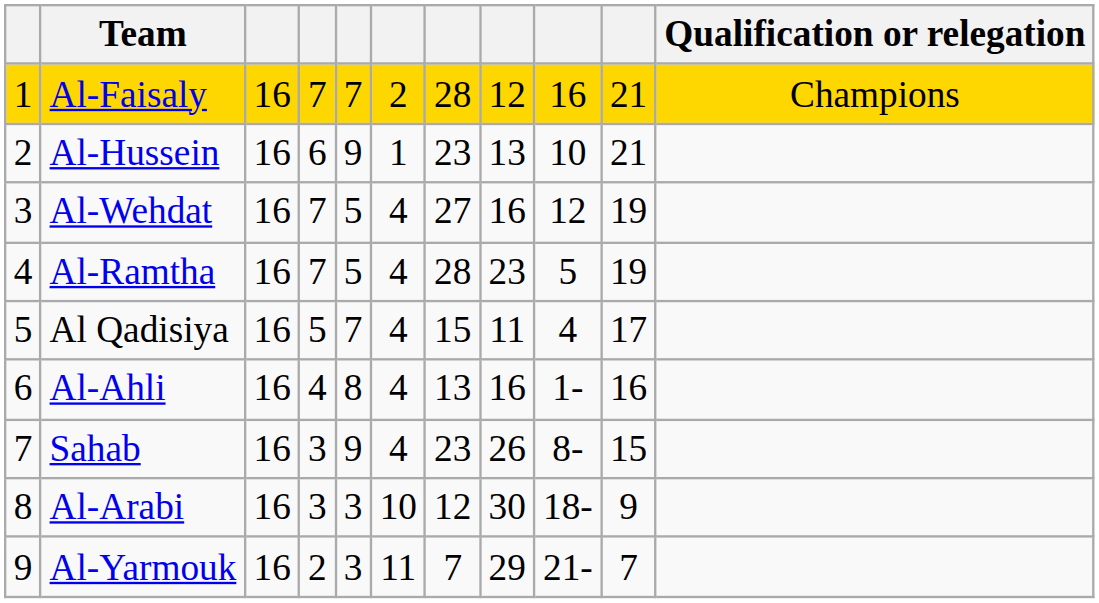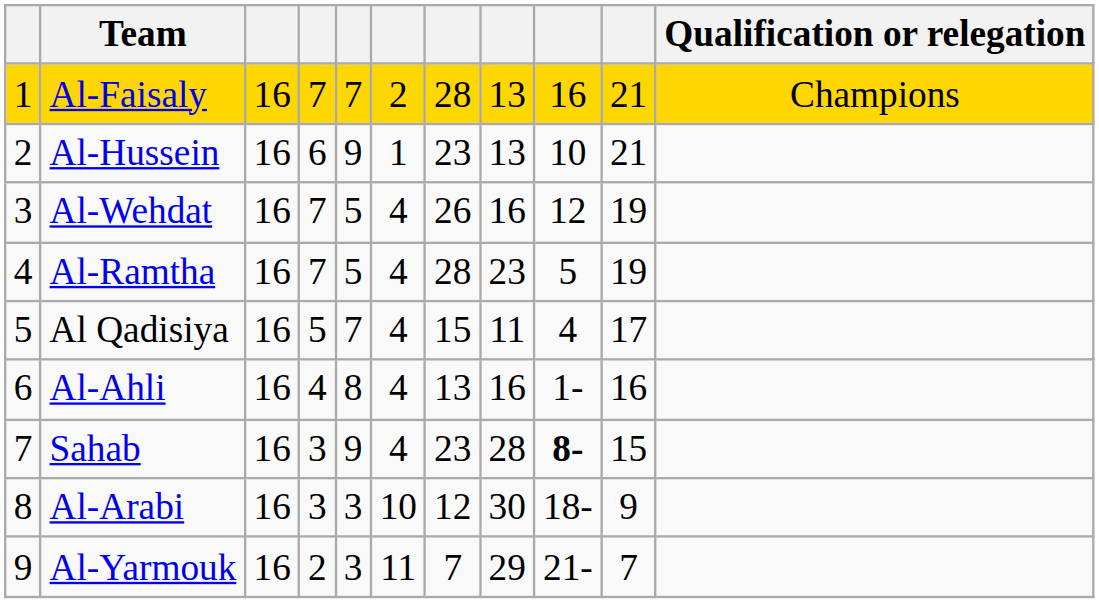(507, 93) 12 -> (507, 93) 13
(453, 211) 27 -> (453, 211) 26
(507, 447) 26 -> (507, 447) 28
(568, 447) normal -> (568, 447) bold
